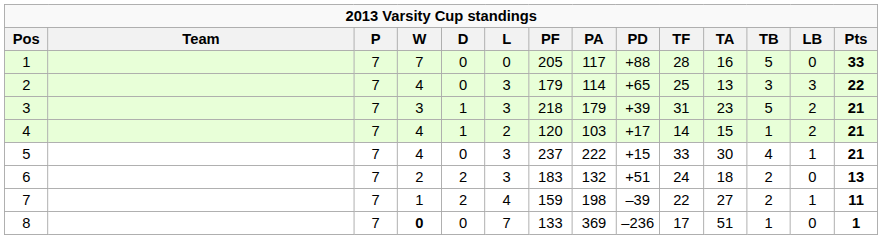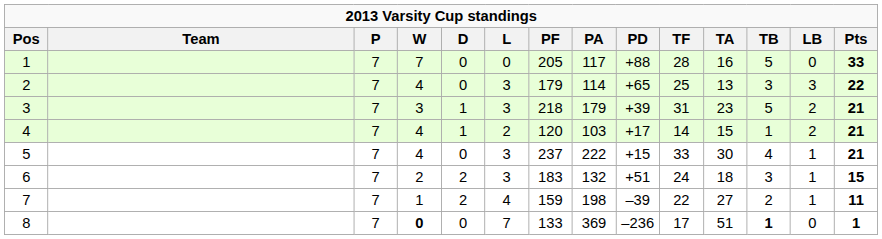(769, 176) 2 -> (769, 176) 3
(812, 176) 0 -> (812, 176) 1
(856, 176) 13 -> (856, 176) 15
(769, 222) normal -> (769, 222) bold
